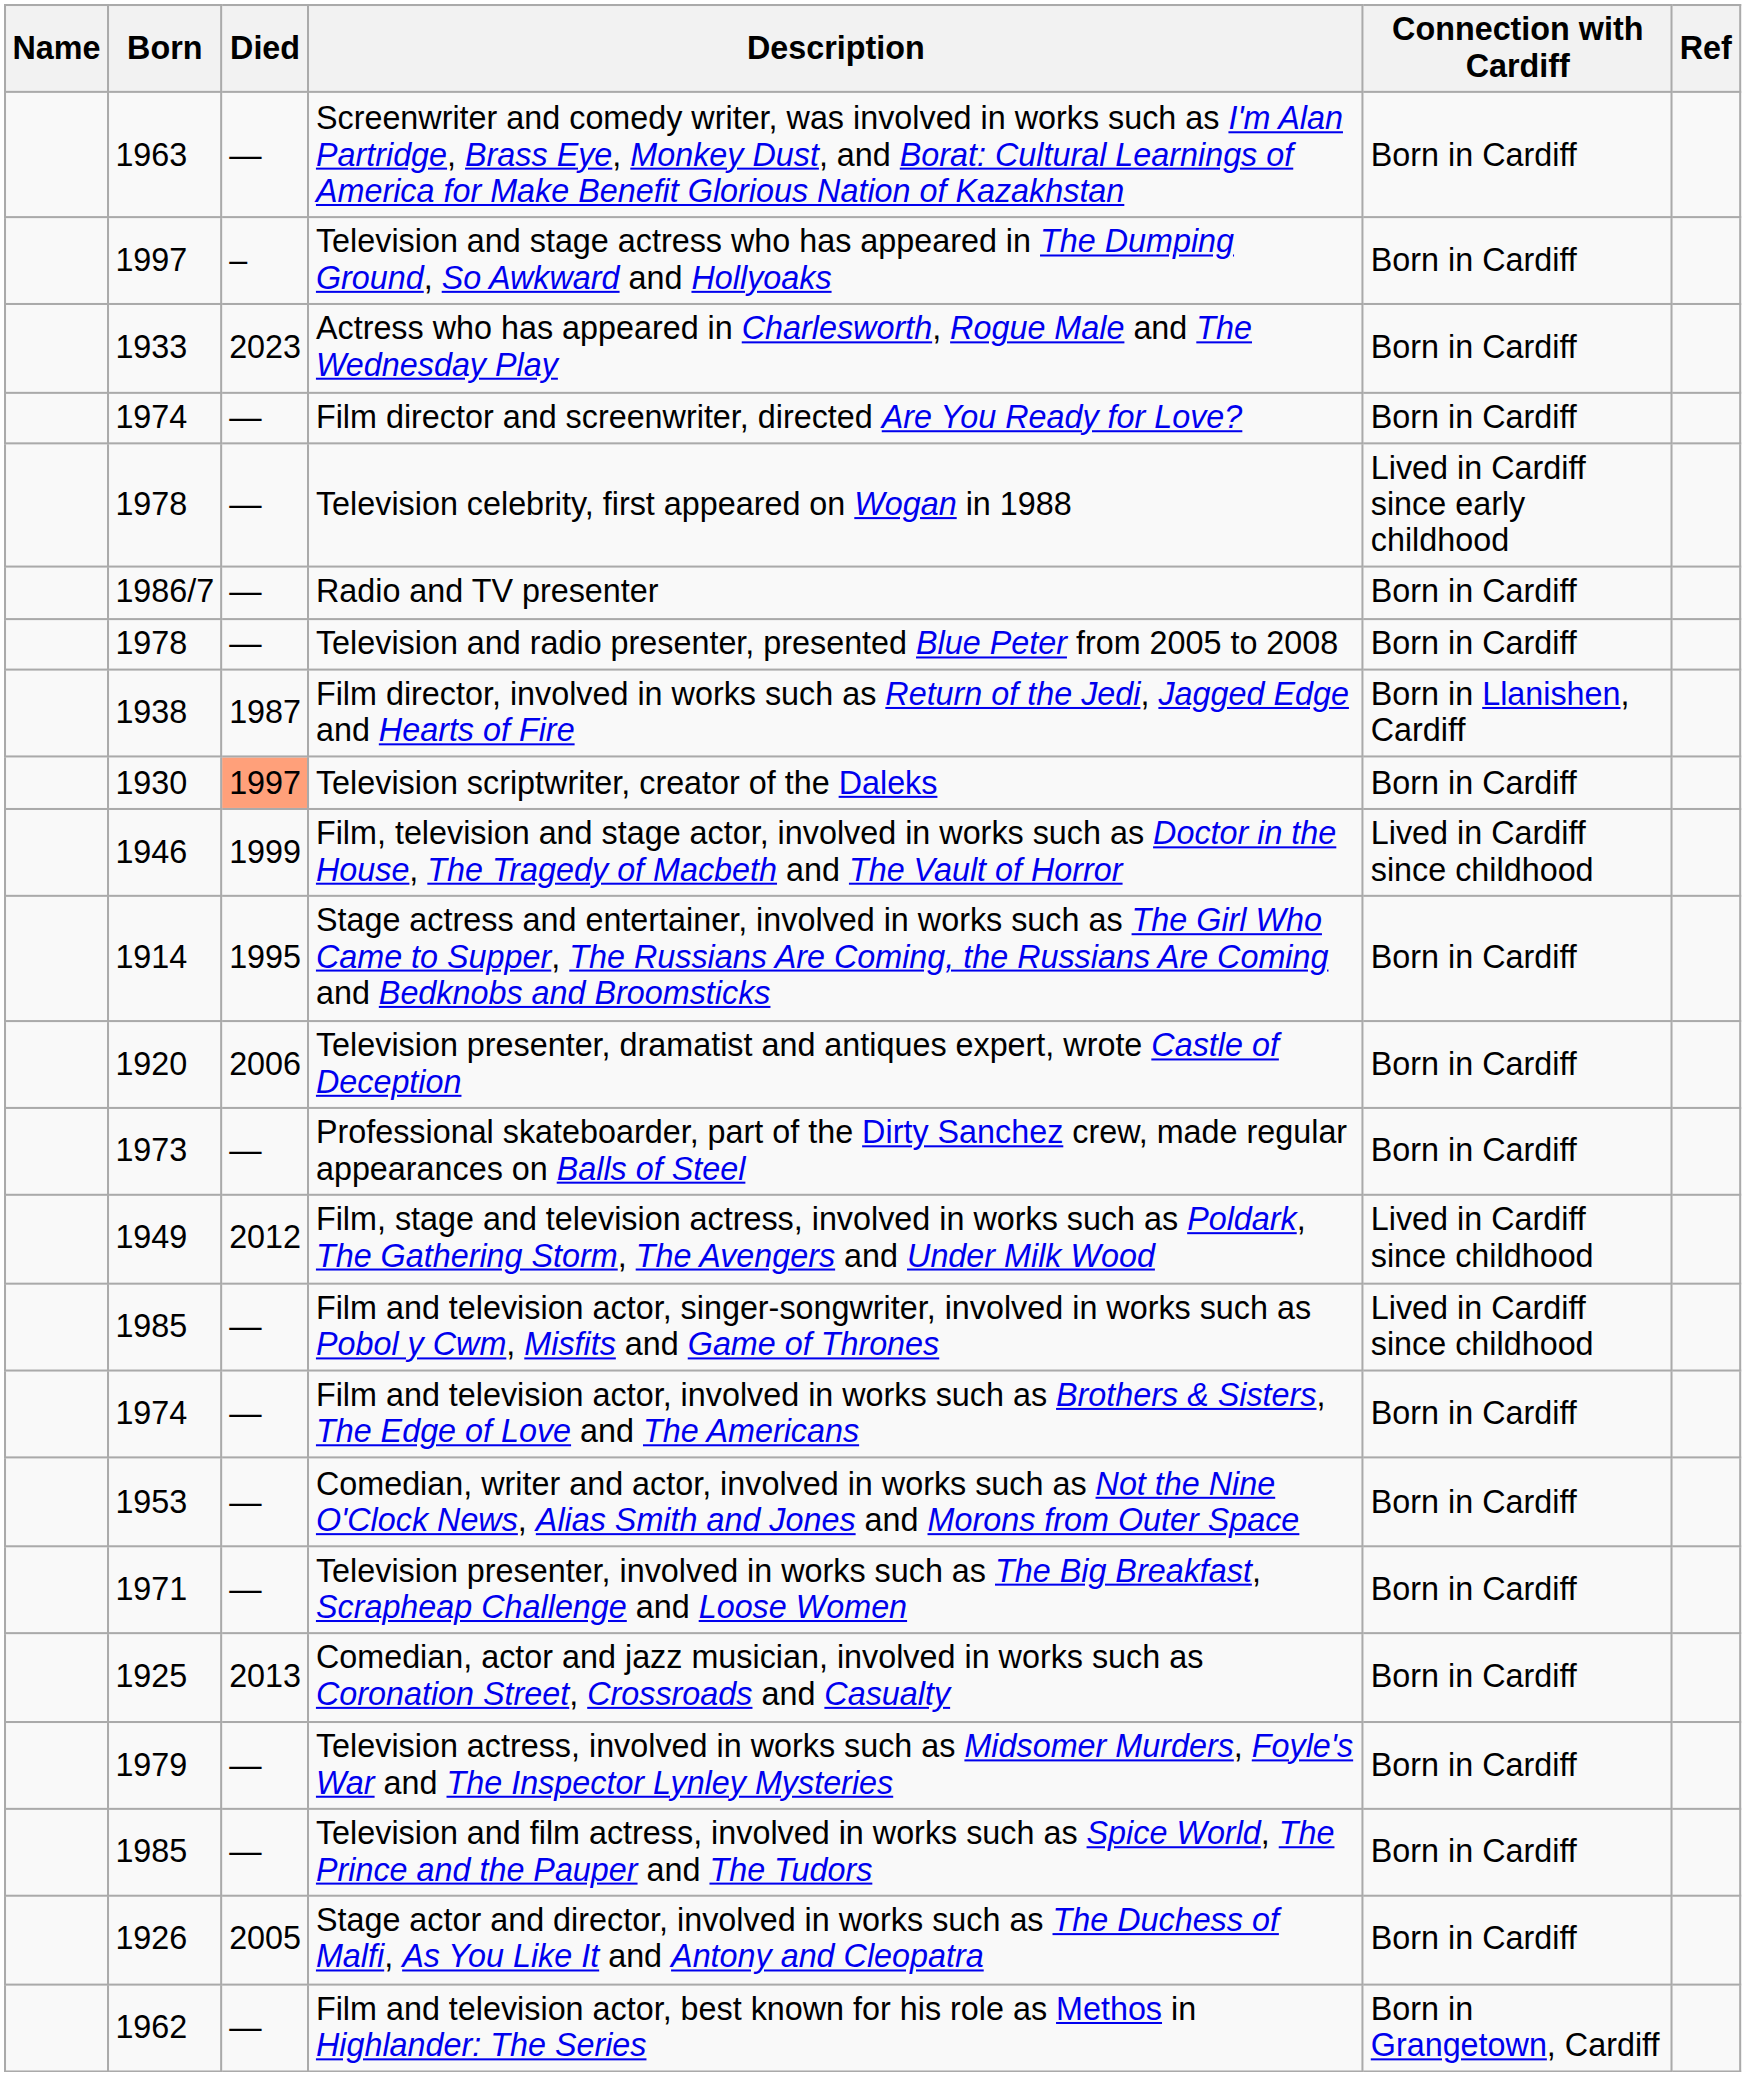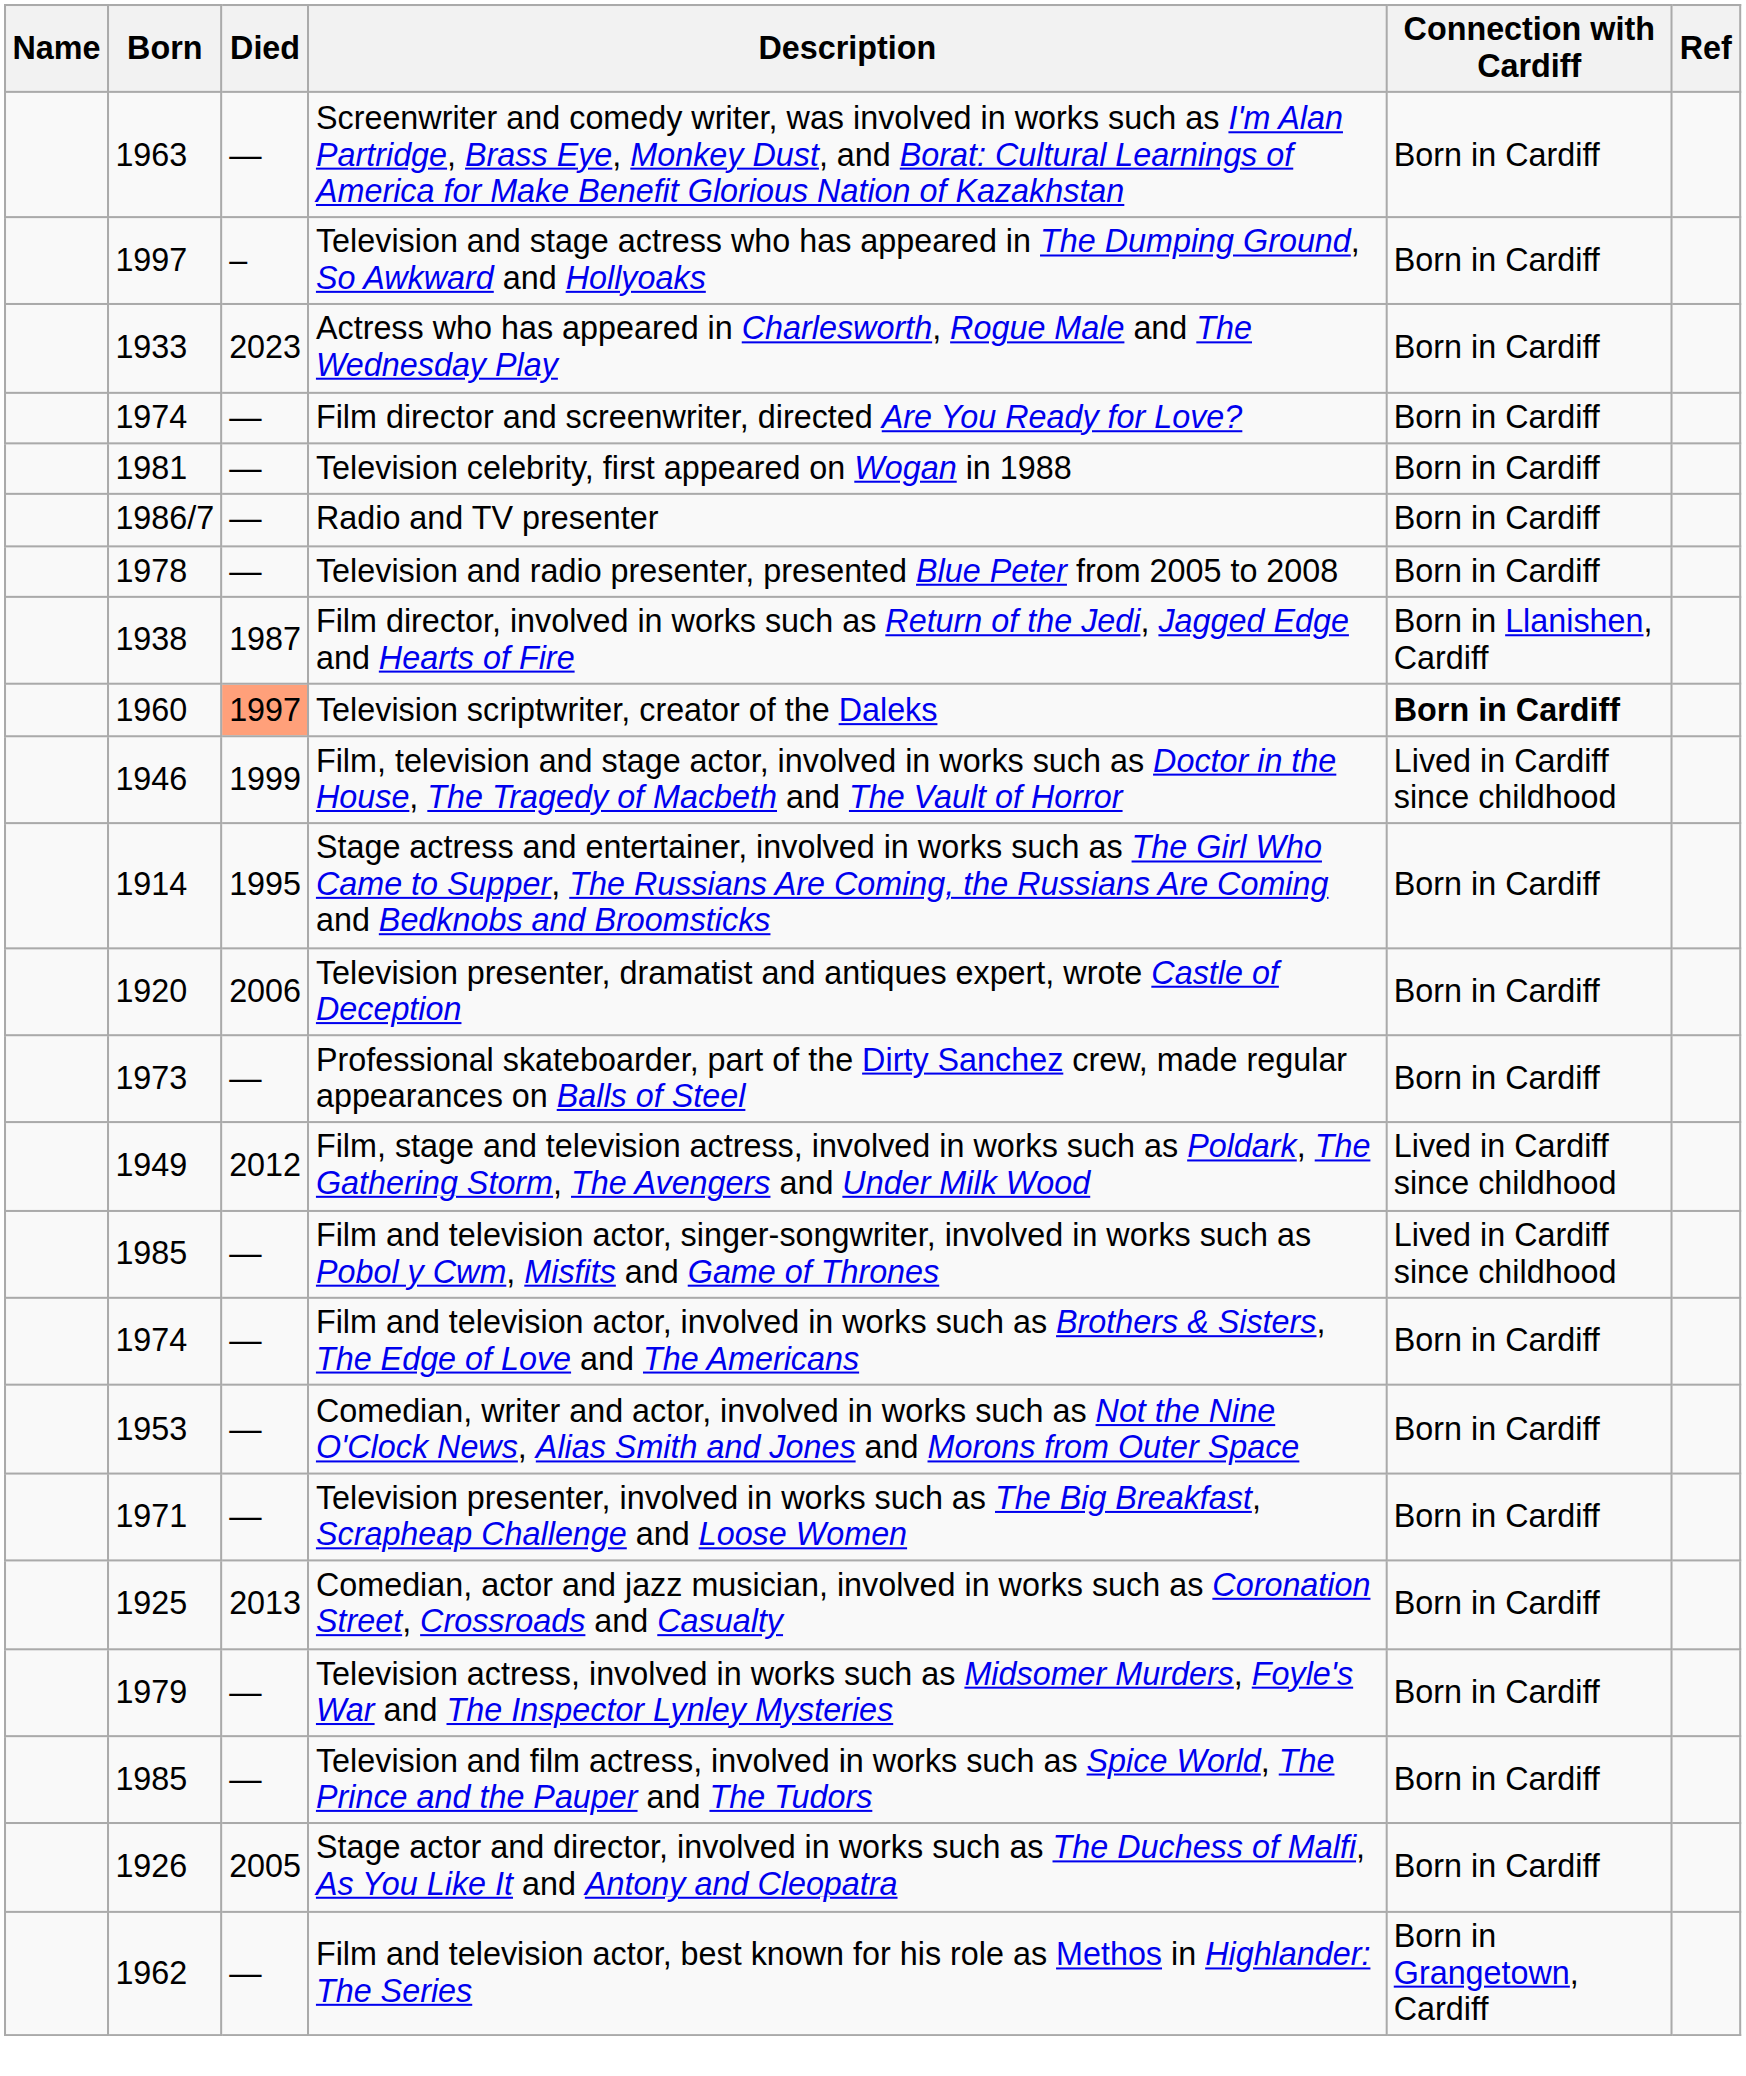(151, 504) 1978 -> (151, 468) 1981
(1478, 504) Lived in Cardiff since early childhood -> (1497, 468) Born in Cardiff
(151, 782) 1930 -> (151, 709) 1960
(1474, 782) normal -> (1507, 709) bold
